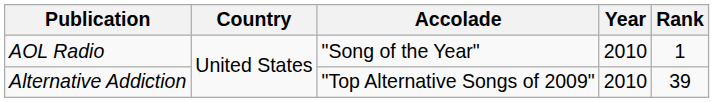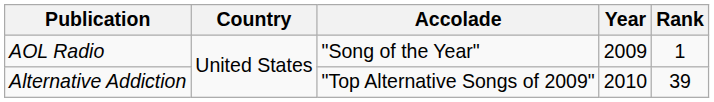(625, 50) 2010 -> (625, 50) 2009
